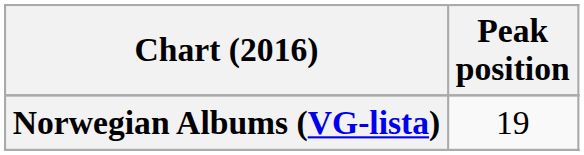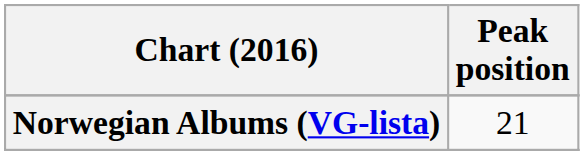(513, 122) 19 -> (513, 122) 21
